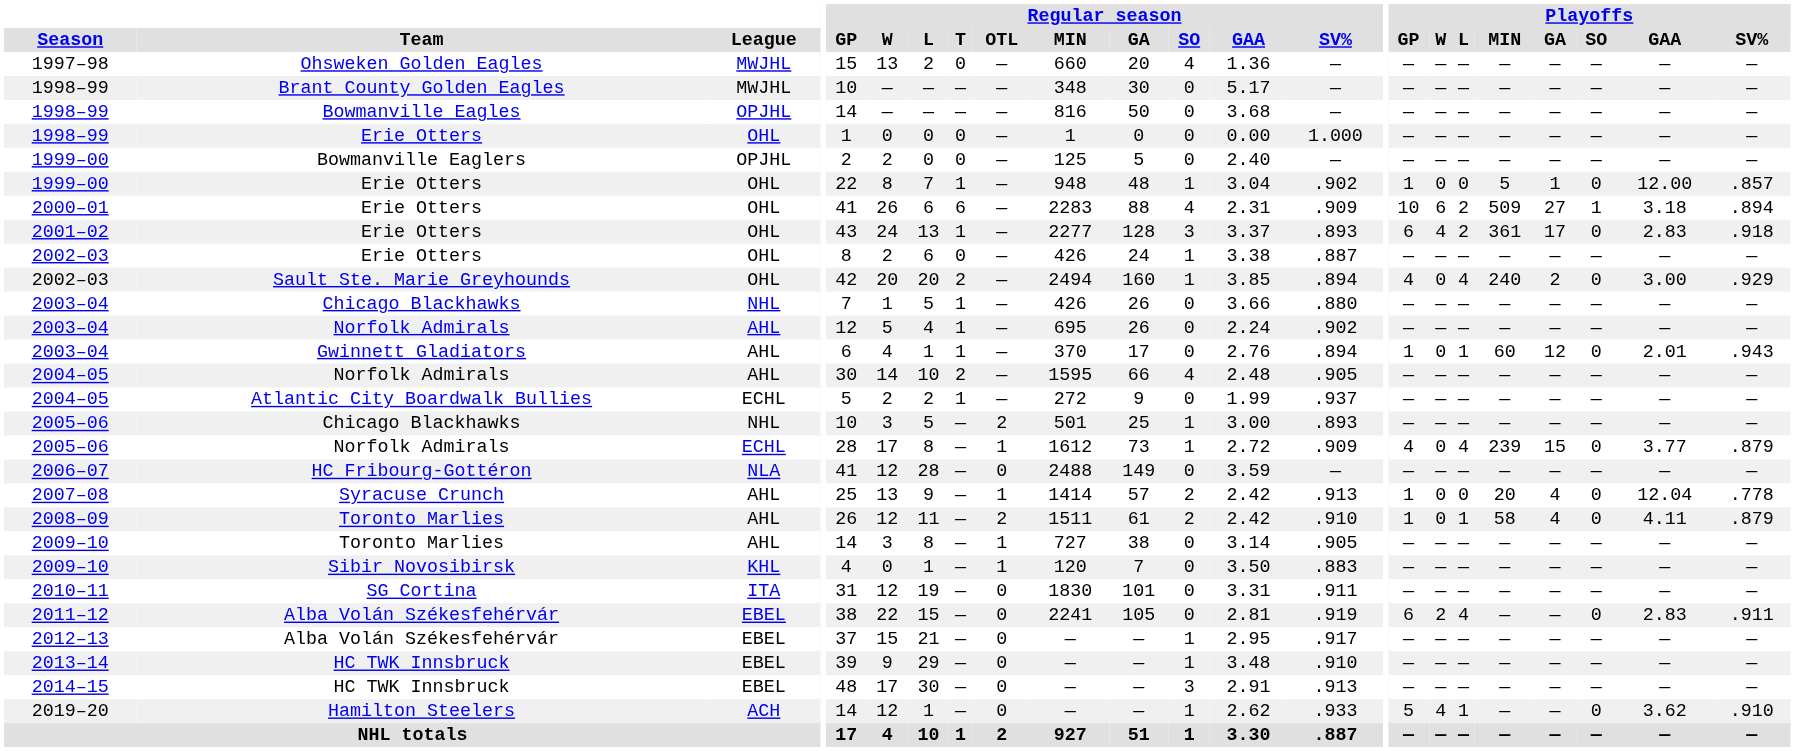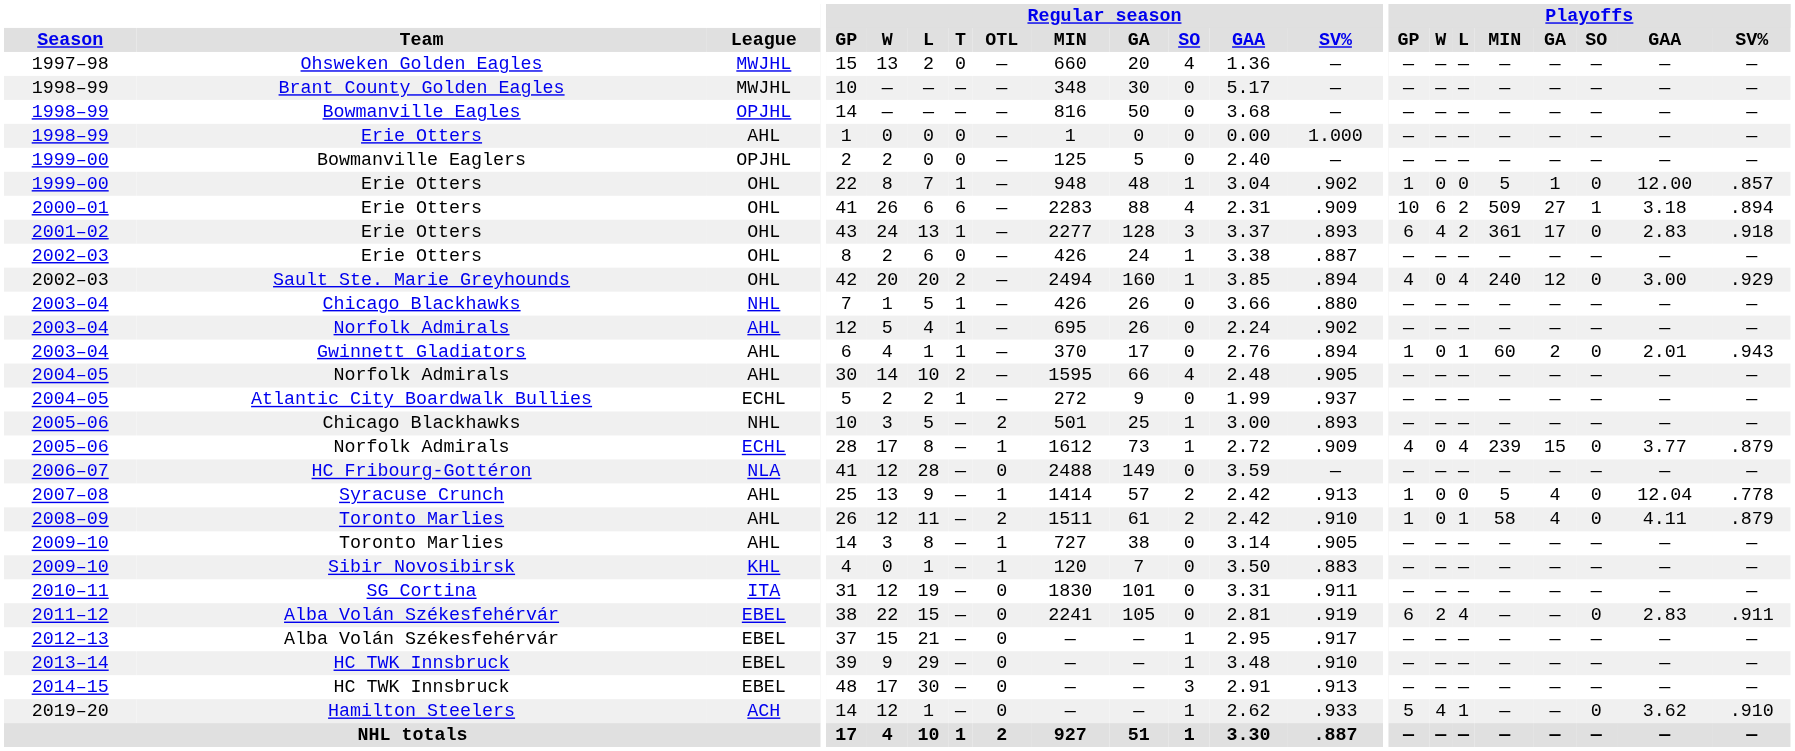(764, 136) OHL -> (764, 136) AHL
(1555, 280) 2 -> (1555, 280) 12
(1555, 352) 12 -> (1555, 352) 2
(1505, 495) 20 -> (1505, 495) 5
